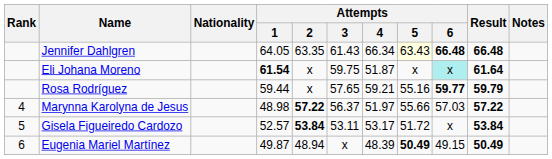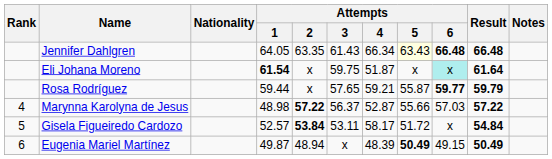(415, 88) 55.16 -> (415, 88) 55.87
(380, 107) 51.97 -> (380, 107) 52.87
(380, 126) 53.17 -> (380, 126) 58.17
(488, 126) 53.84 -> (488, 126) 54.84
